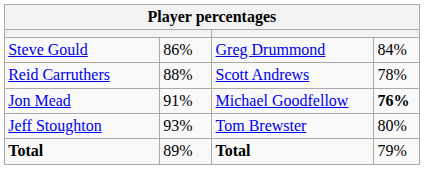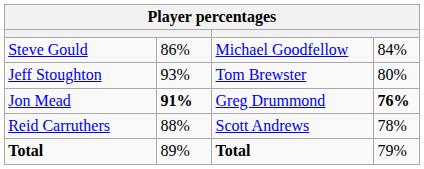(270, 49) Greg Drummond -> (282, 49) Michael Goodfellow
rows swapped: (59, 75) <-> (55, 126)
(178, 100) normal -> (177, 100) bold
(282, 100) Michael Goodfellow -> (270, 100) Greg Drummond
